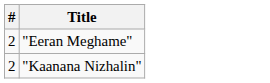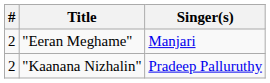+ column: (205, 16)
